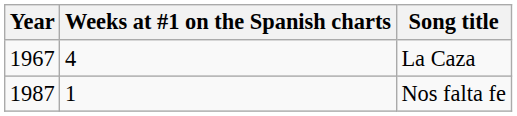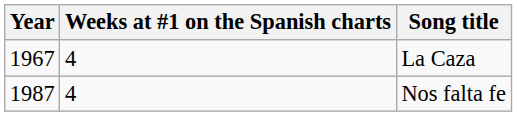(71, 93) 1 -> (71, 93) 4
